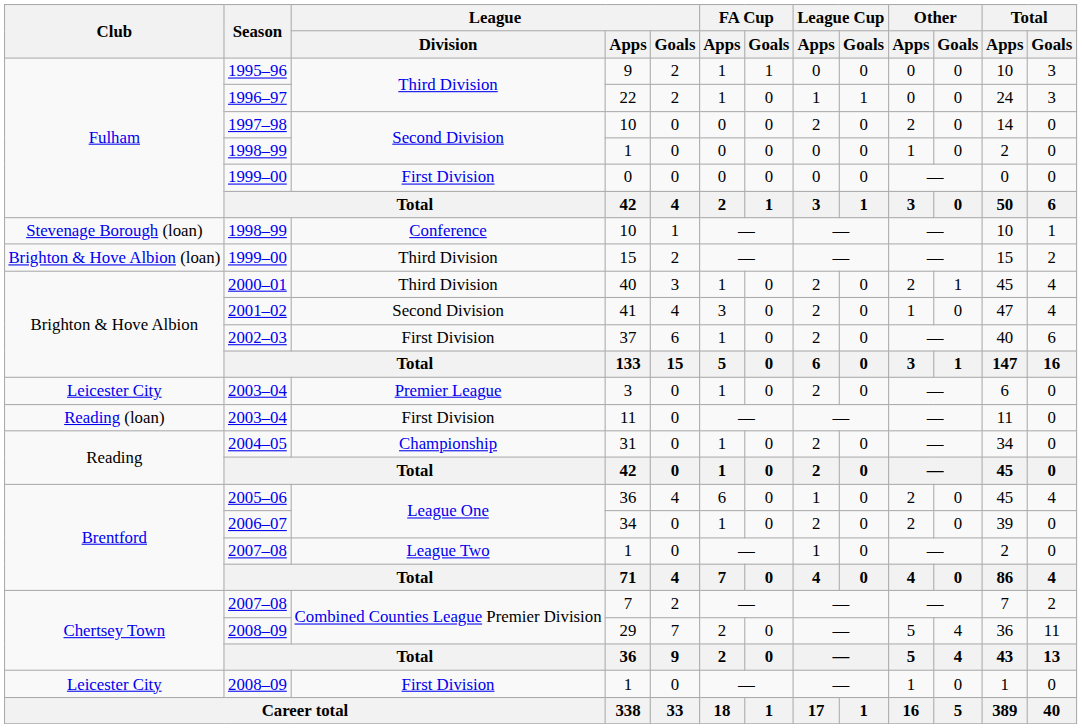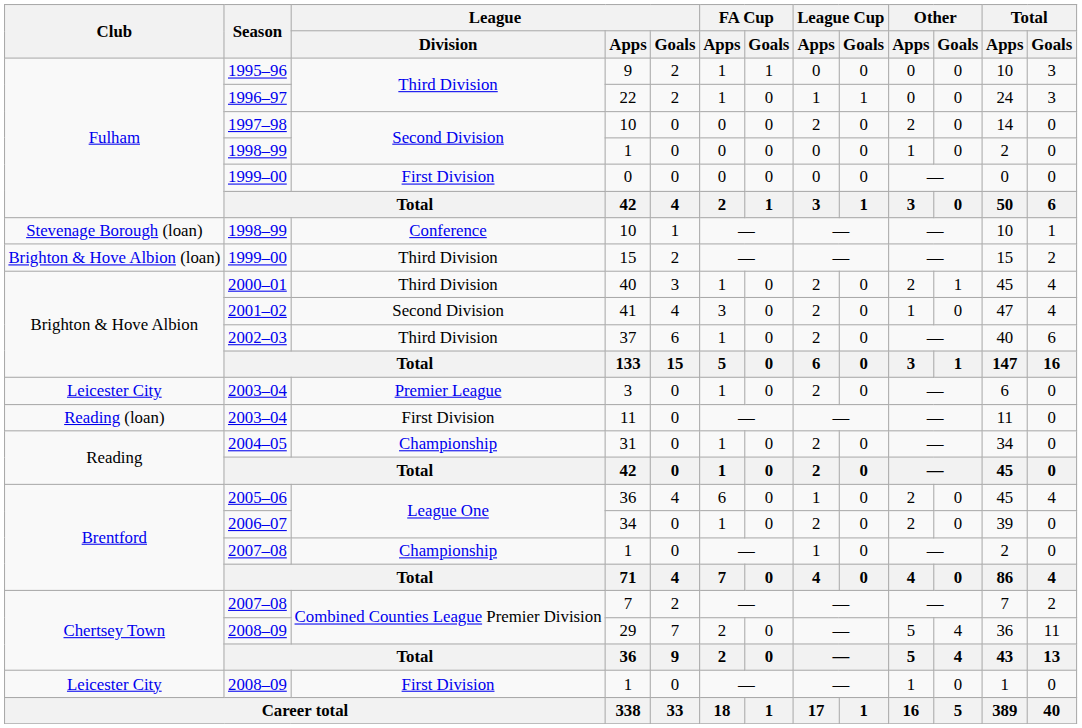(448, 337) First Division -> (448, 337) Third Division
(448, 550) League Two -> (448, 550) Championship
